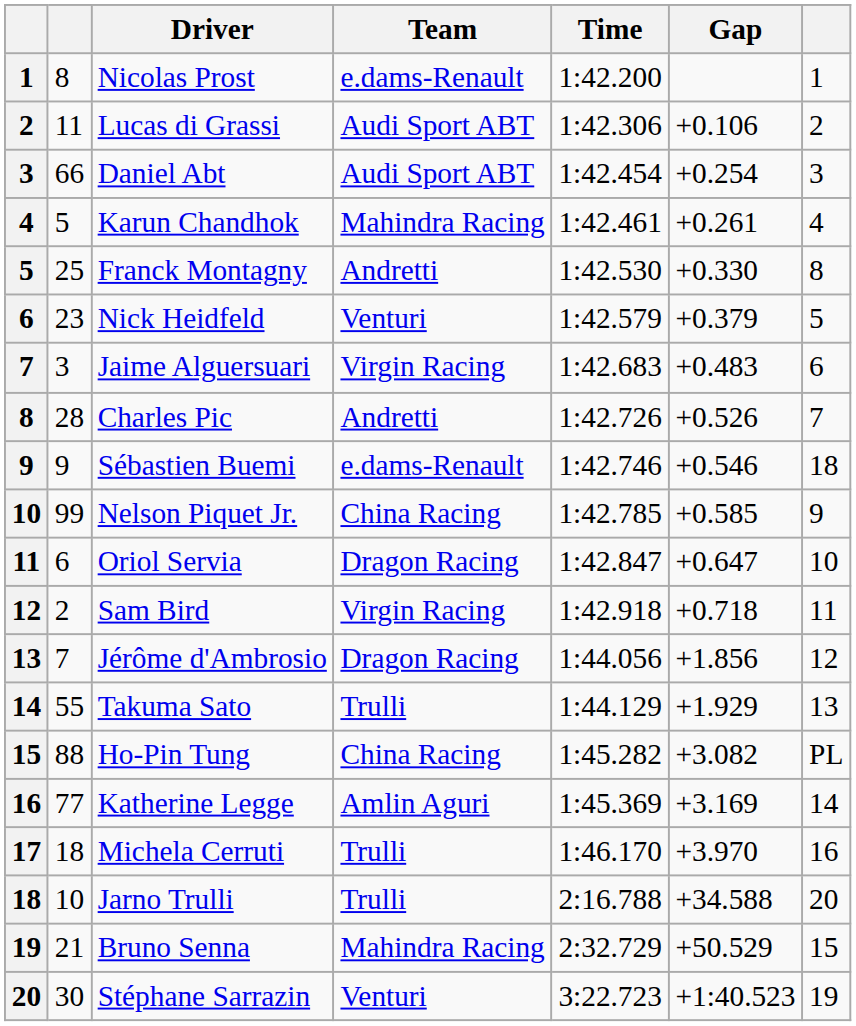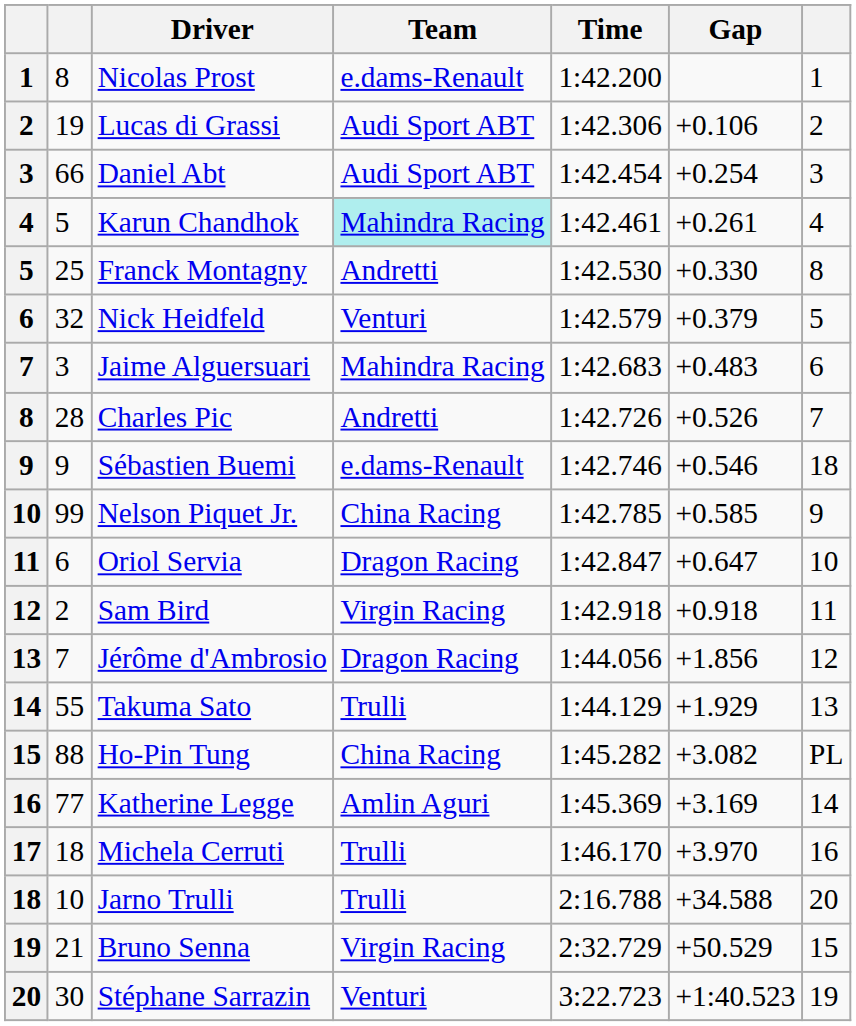(69, 125) 11 -> (69, 125) 19
(443, 222) no background -> (443, 222) paleturquoise background
(69, 319) 23 -> (69, 319) 32
(423, 367) Virgin Racing -> (443, 367) Mahindra Racing
(717, 609) +0.718 -> (717, 609) +0.918
(443, 947) Mahindra Racing -> (423, 947) Virgin Racing
